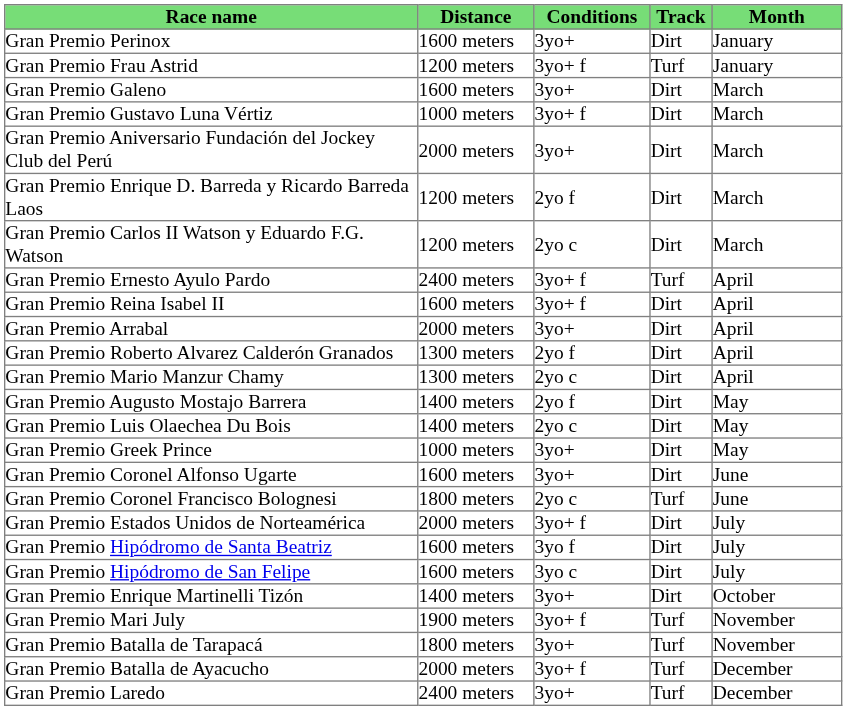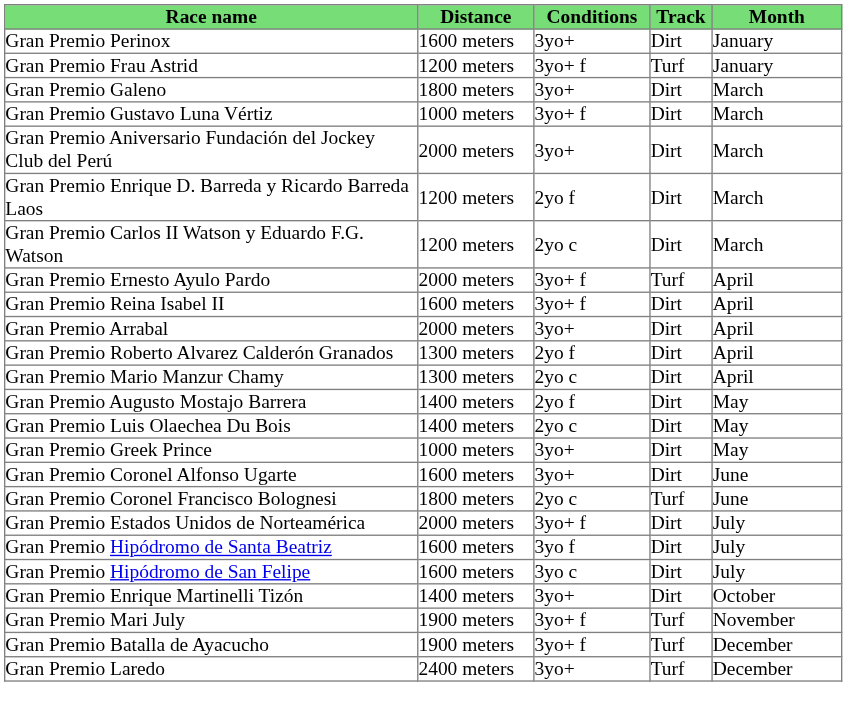(466, 89) 1600 meters -> (466, 89) 1800 meters
(466, 279) 2400 meters -> (466, 279) 2000 meters
- row: (134, 644)
(466, 668) 2000 meters -> (466, 644) 1900 meters
